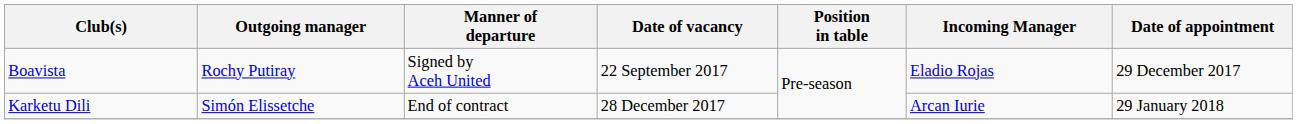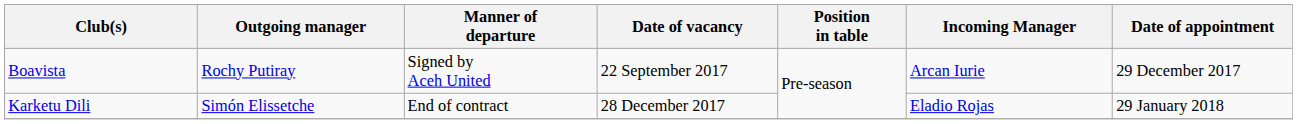(952, 70) Eladio Rojas -> (947, 70) Arcan Iurie
(947, 105) Arcan Iurie -> (952, 105) Eladio Rojas
